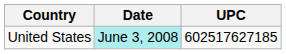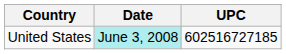(231, 37) 602517627185 -> (231, 37) 602516727185
